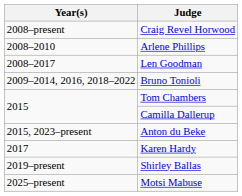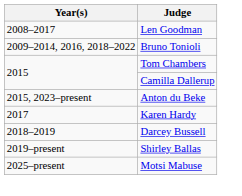- row: (188, 30)
- row: (173, 47)
+ row: (173, 132)
